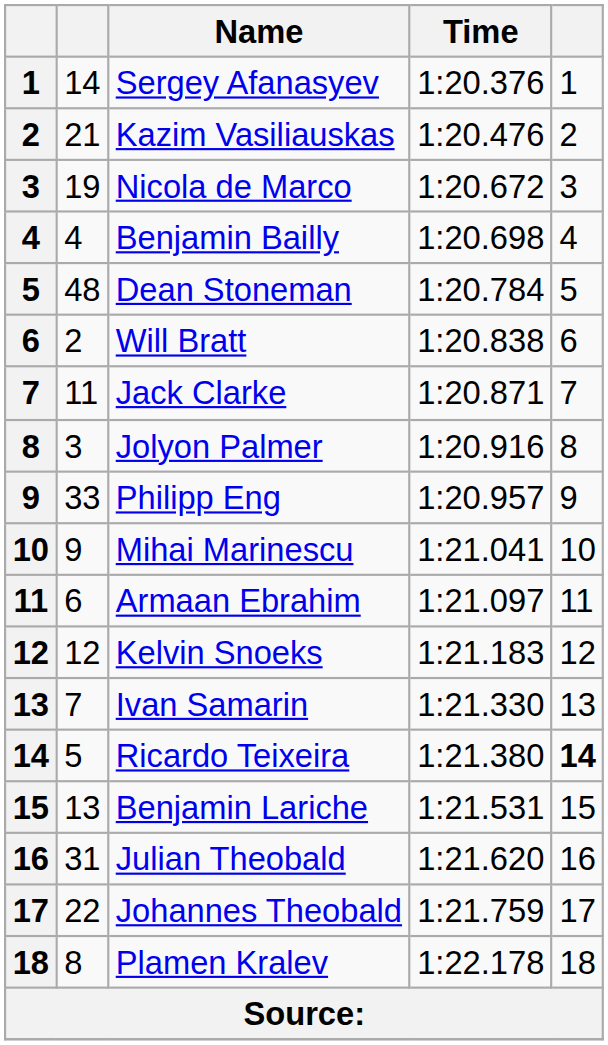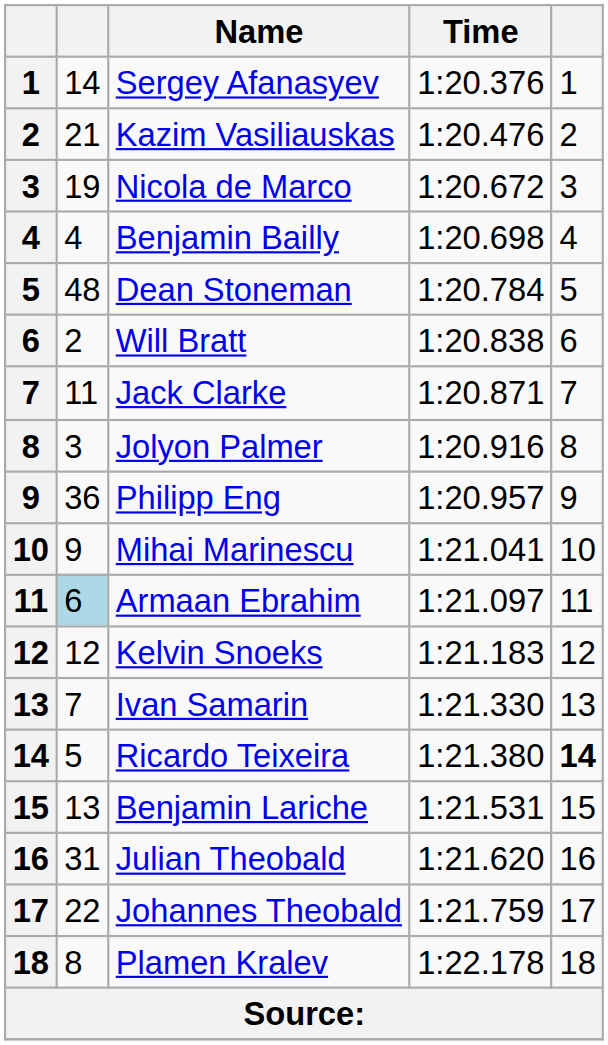(82, 497) 33 -> (82, 497) 36
(73, 600) no background -> (73, 600) lightblue background
